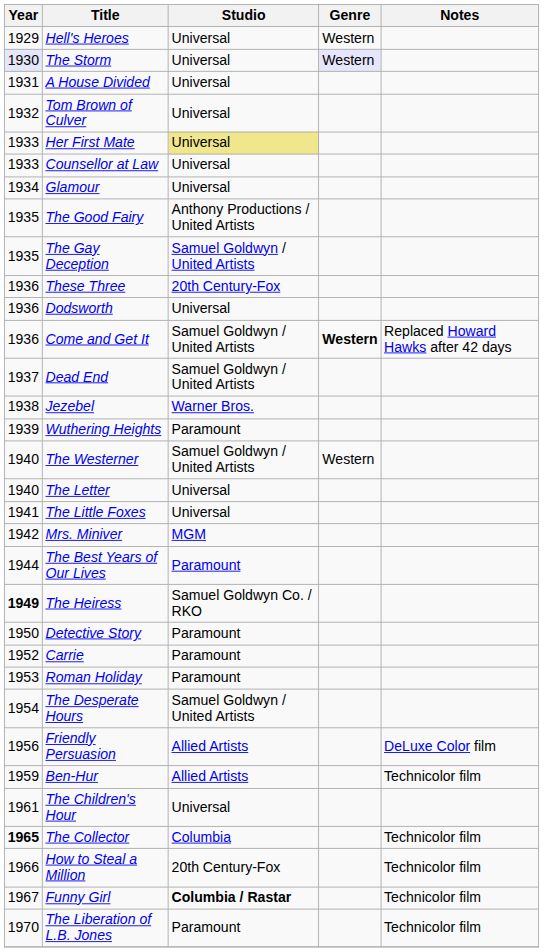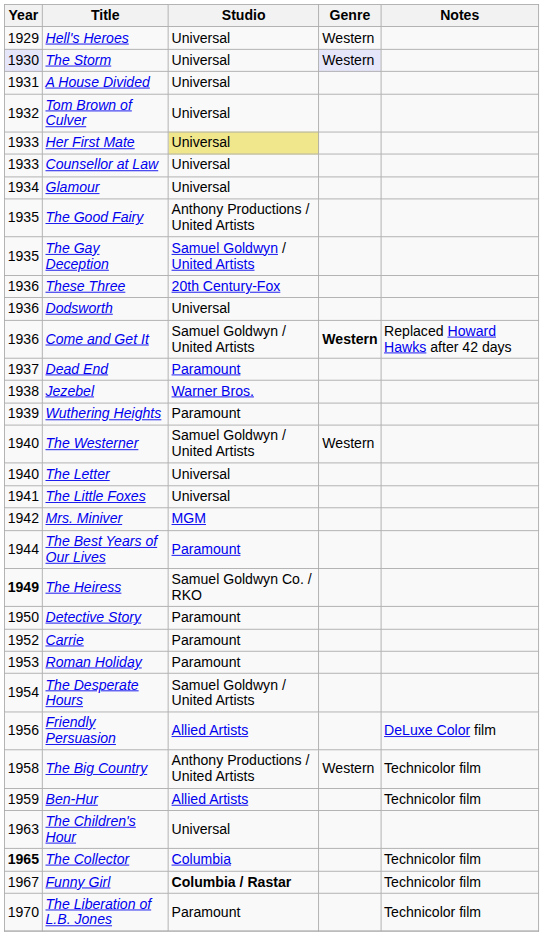(229, 377) Samuel Goldwyn / United Artists -> (206, 369) Paramount
+ row: (96, 769)
(23, 807) 1961 -> (23, 829) 1963
- row: (91, 867)
